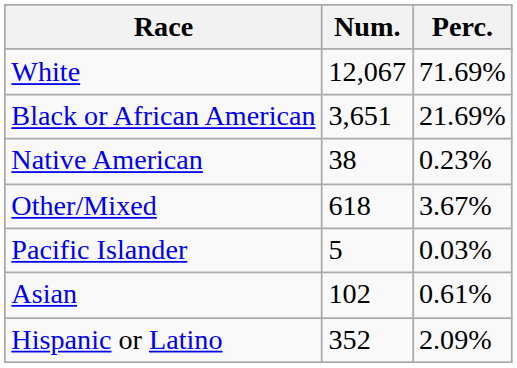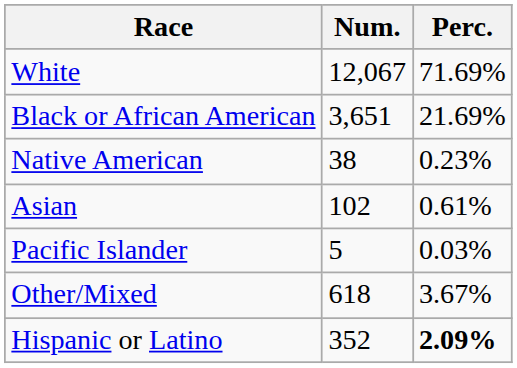rows swapped: (44, 294) <-> (84, 205)
(455, 339) normal -> (458, 339) bold
